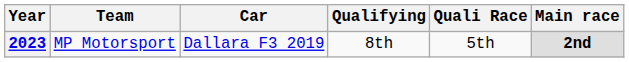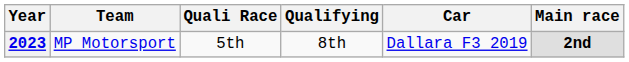columns swapped: (254, 18) <-> (481, 18)
